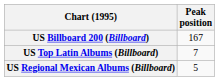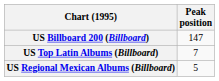(196, 38) 167 -> (196, 38) 147
